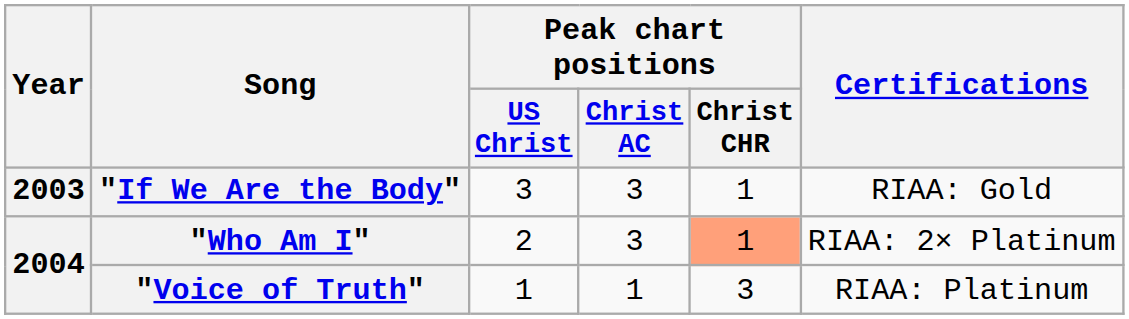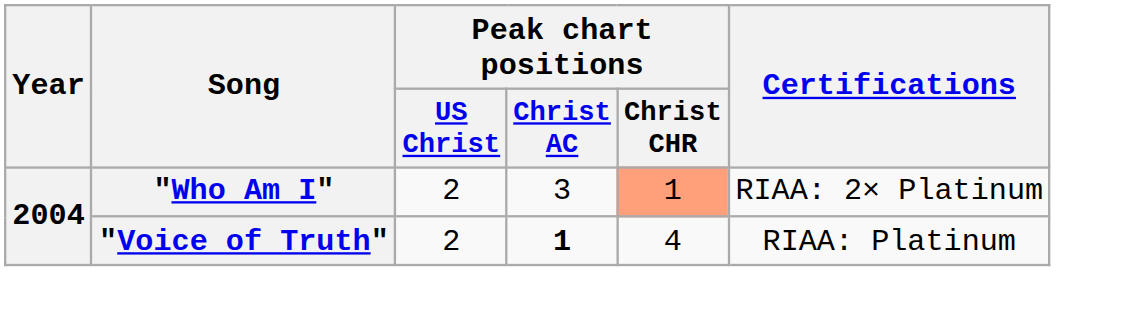- row: (280, 192)
(524, 290) 1 -> (451, 241) 2
(634, 290) normal -> (562, 241) bold
(745, 290) 3 -> (673, 241) 4
